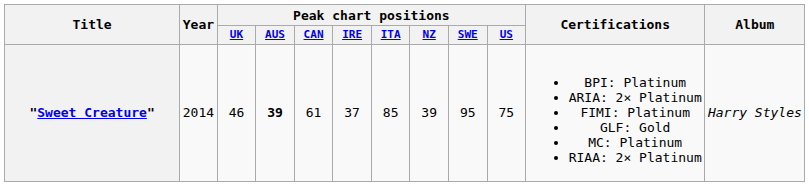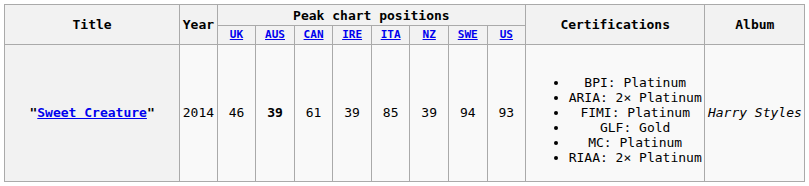(352, 113) 37 -> (352, 113) 39
(468, 113) 95 -> (468, 113) 94
(506, 113) 75 -> (506, 113) 93
